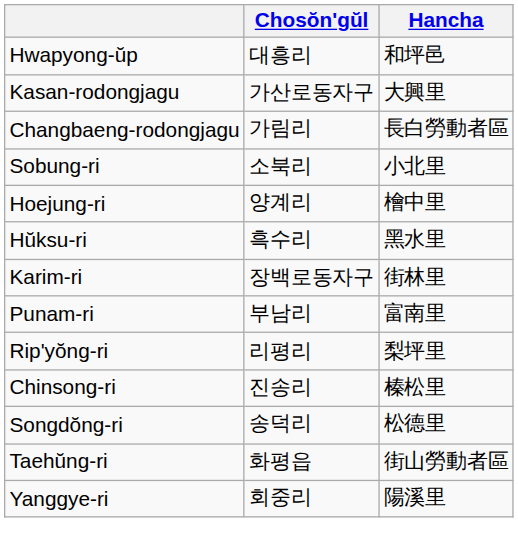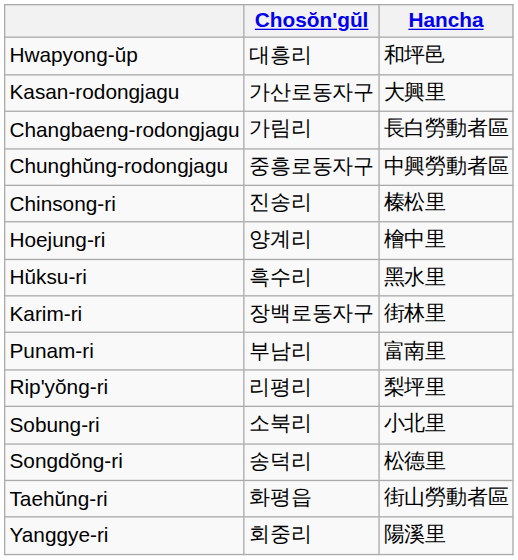+ row: (119, 166)
rows swapped: (63, 387) <-> (55, 166)
